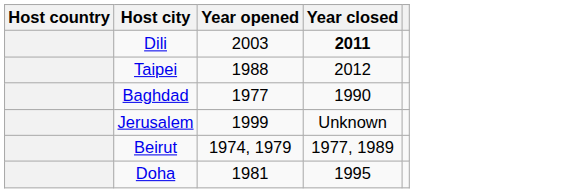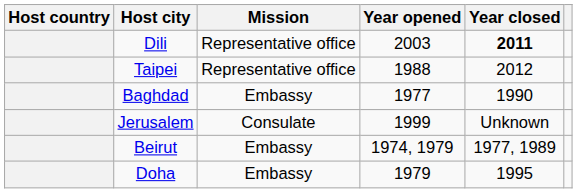+ column: (278, 17)
(250, 174) 1981 -> (412, 174) 1979
